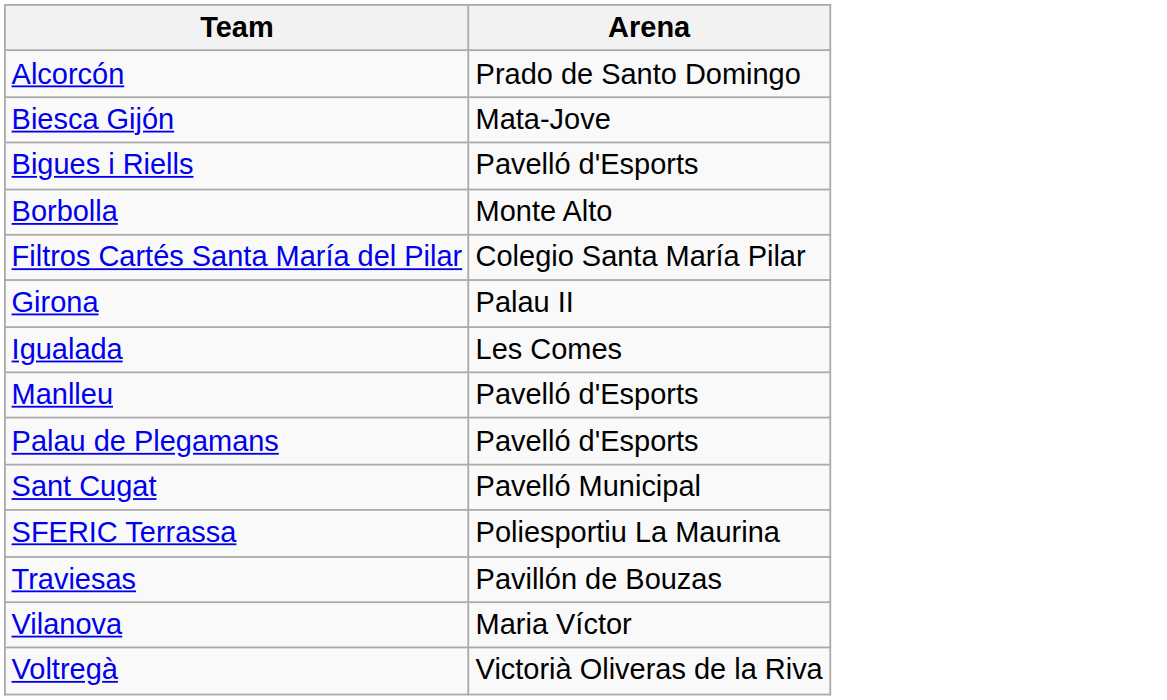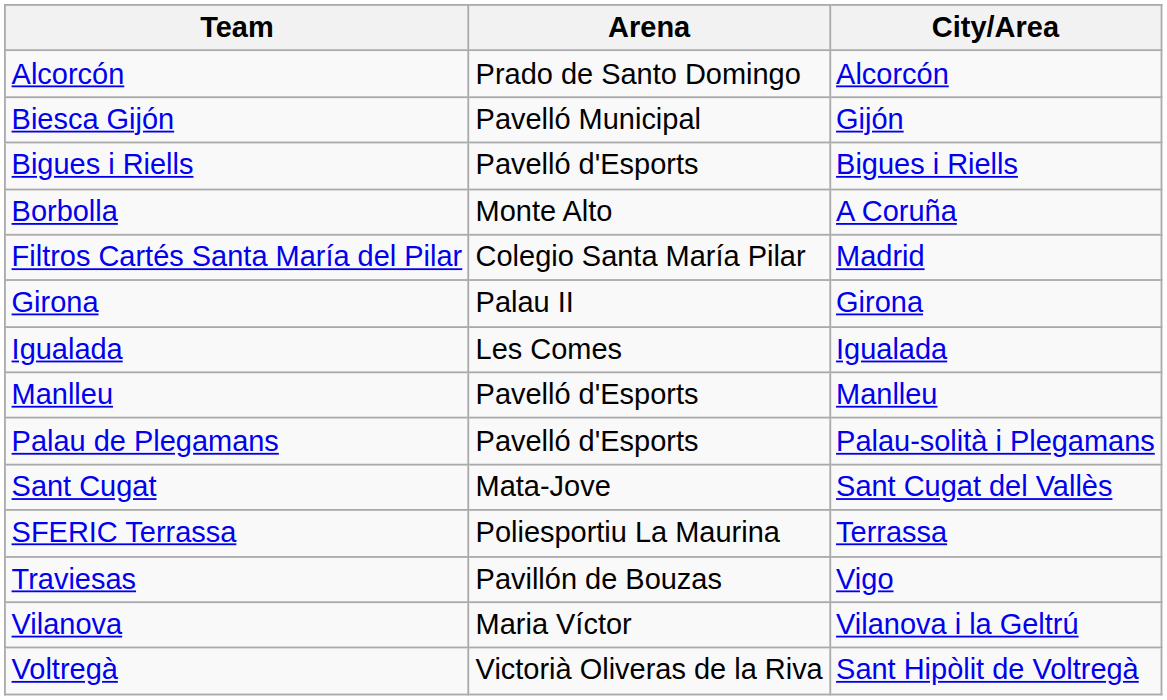+ column: (995, 27)
(543, 119) Mata-Jove -> (588, 119) Pavelló Municipal
(588, 486) Pavelló Municipal -> (543, 486) Mata-Jove
